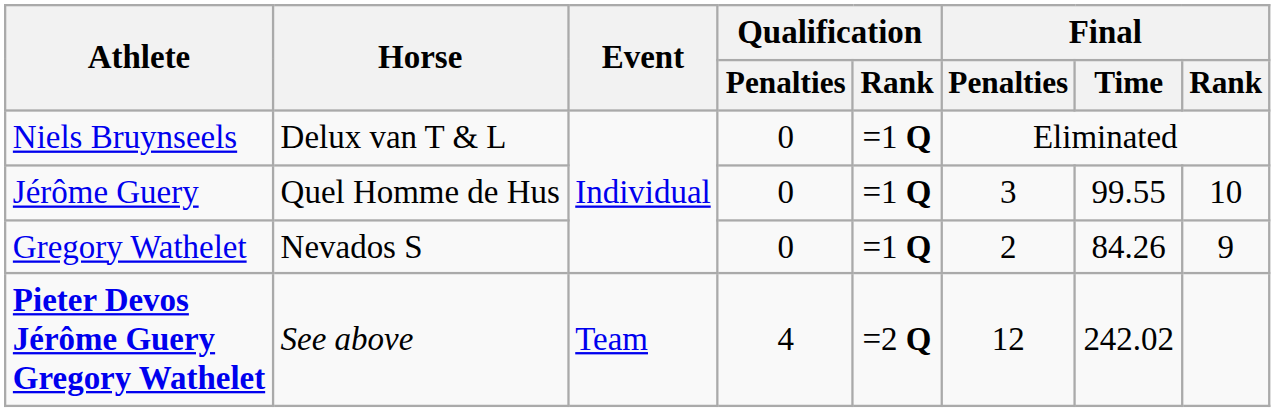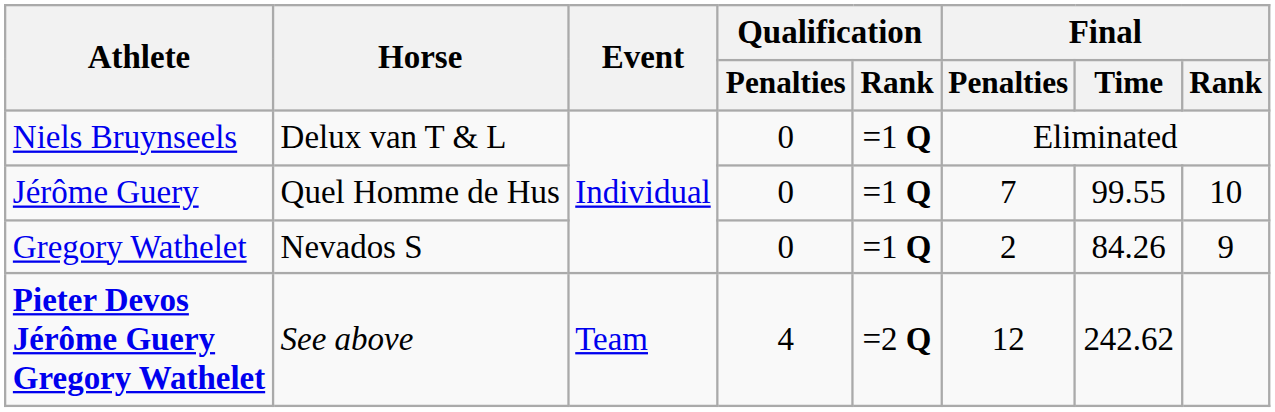(1008, 192) 3 -> (1008, 192) 7
(1129, 340) 242.02 -> (1129, 340) 242.62
